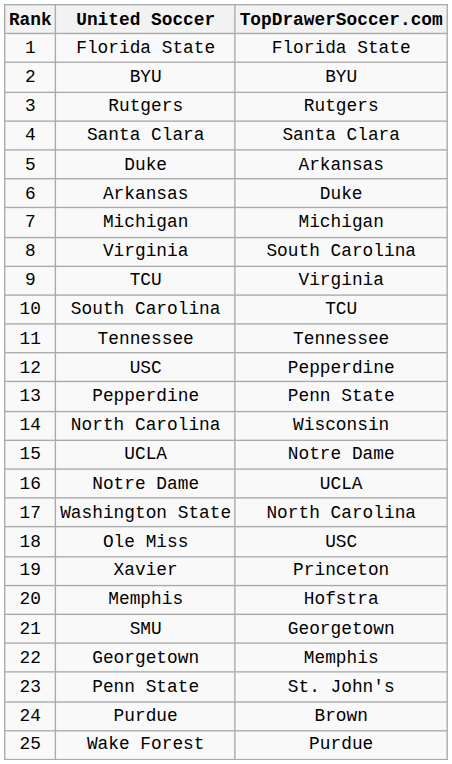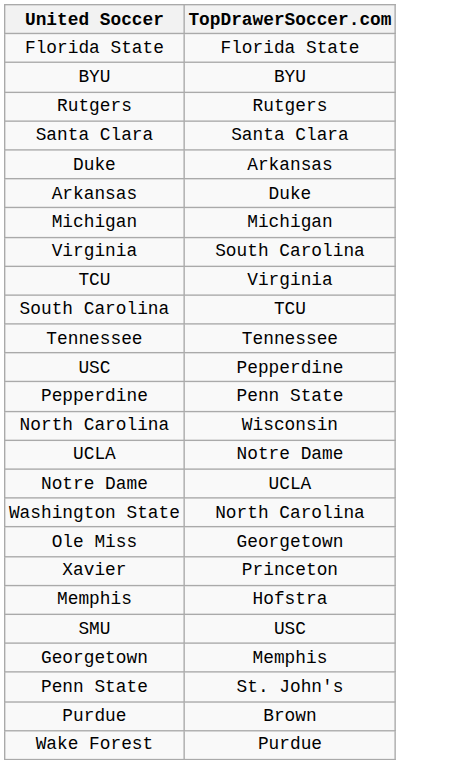- column: (30, 19)
(341, 542) USC -> (290, 542) Georgetown
(341, 629) Georgetown -> (290, 629) USC
